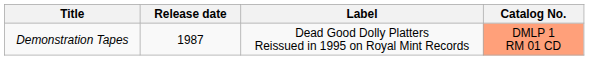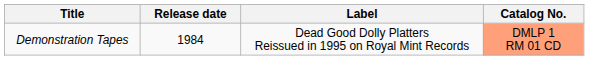(190, 39) 1987 -> (190, 39) 1984
